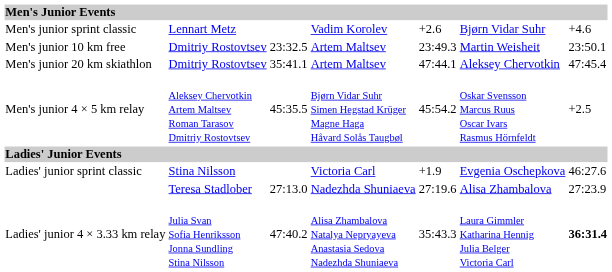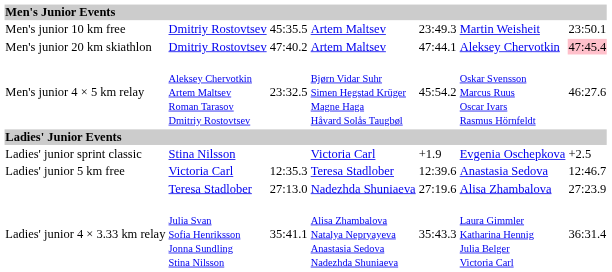- row: (71, 29)
(289, 46) 23:32.5 -> (289, 29) 45:35.5
(289, 63) 35:41.1 -> (289, 46) 47:40.2
(587, 63) no background -> (587, 46) pink background
(289, 109) 45:35.5 -> (289, 92) 23:32.5
(580, 109) +2.5 -> (587, 92) 46:27.6
(587, 171) 46:27.6 -> (580, 154) +2.5
+ row: (65, 171)
(289, 233) 47:40.2 -> (289, 233) 35:41.1
(588, 233) bold -> (587, 233) normal
